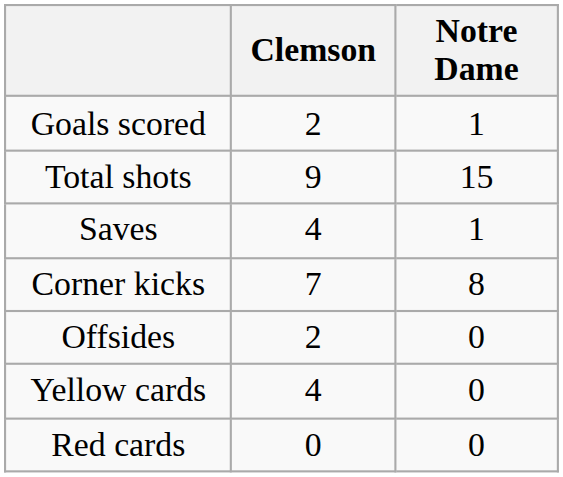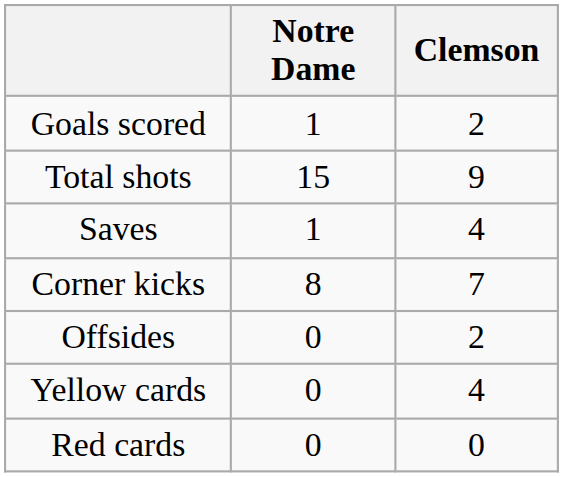columns swapped: (313, 50) <-> (476, 50)
